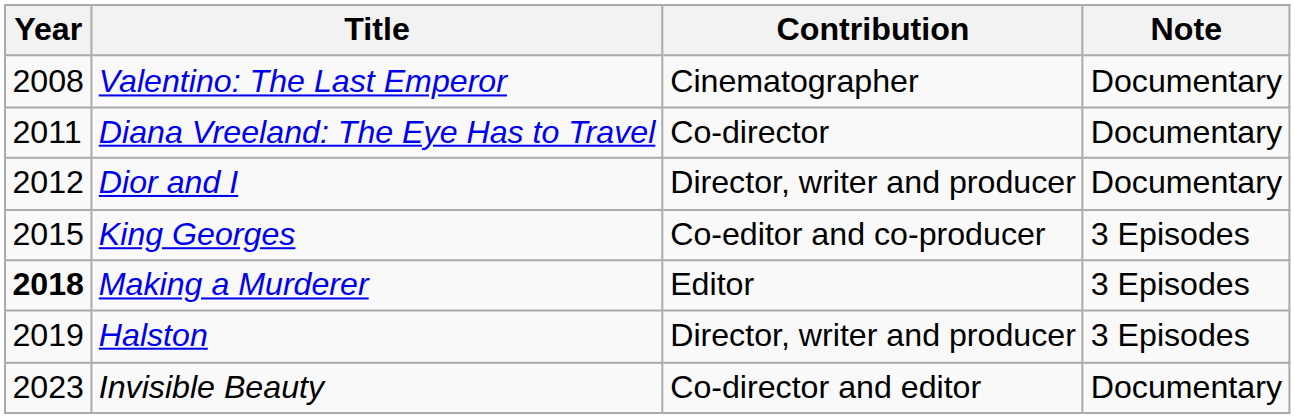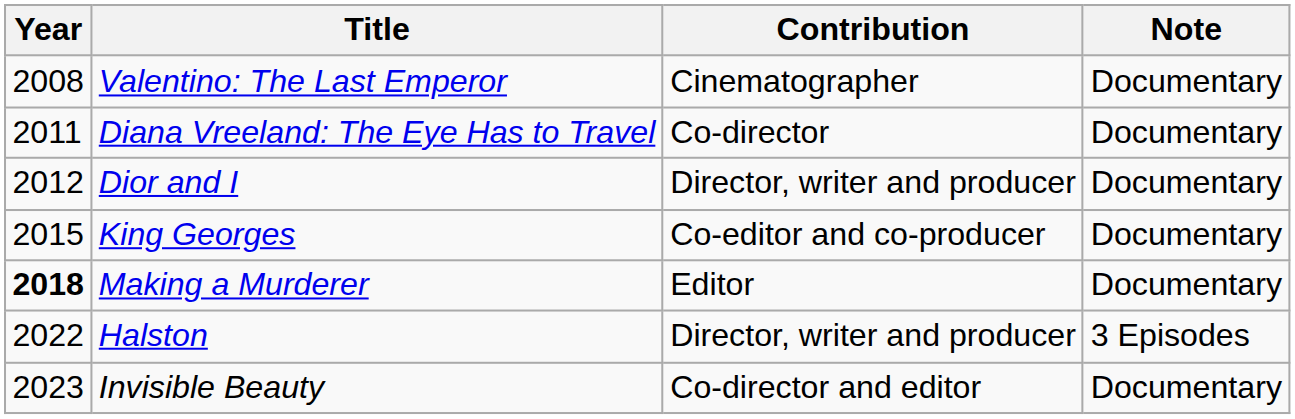(1170, 234) 3 Episodes -> (1186, 234) Documentary
(1170, 285) 3 Episodes -> (1186, 285) Documentary
(48, 336) 2019 -> (48, 336) 2022
